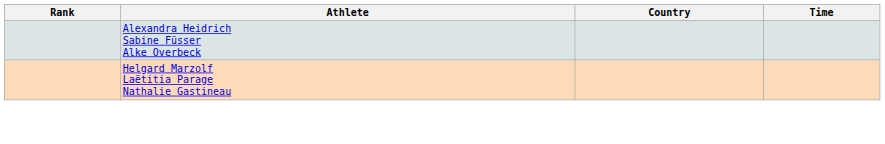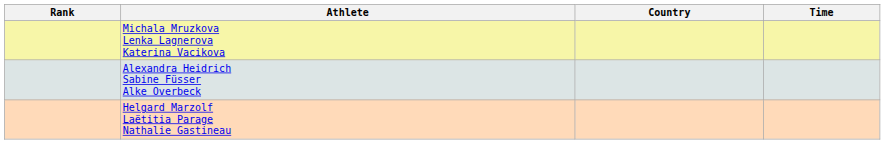+ row: (174, 40)
